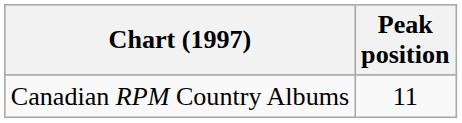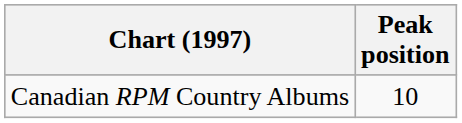(405, 95) 11 -> (405, 95) 10
